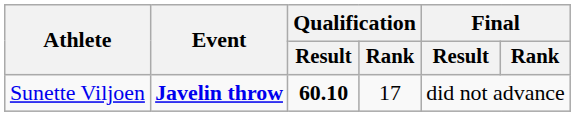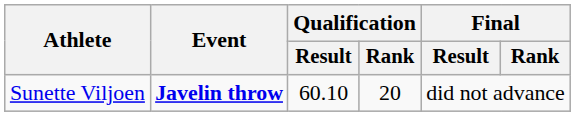(323, 93) bold -> (323, 93) normal
(390, 93) 17 -> (390, 93) 20
